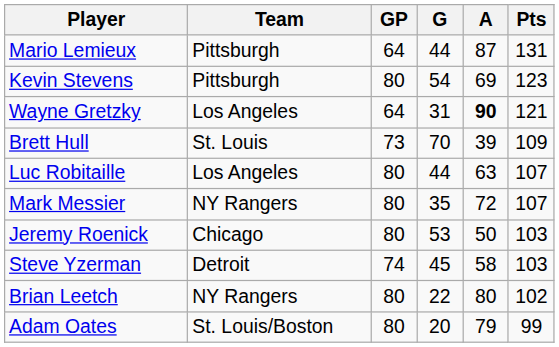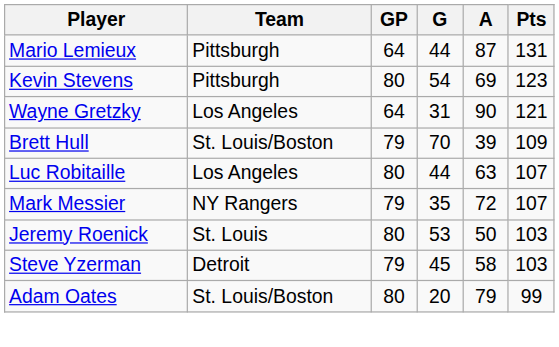(486, 111) bold -> (486, 111) normal
(230, 142) St. Louis -> (263, 142) St. Louis/Boston
(394, 142) 73 -> (394, 142) 79
(394, 204) 80 -> (394, 204) 79
(228, 234) Chicago -> (230, 234) St. Louis
(394, 265) 74 -> (394, 265) 79
- row: (63, 296)
